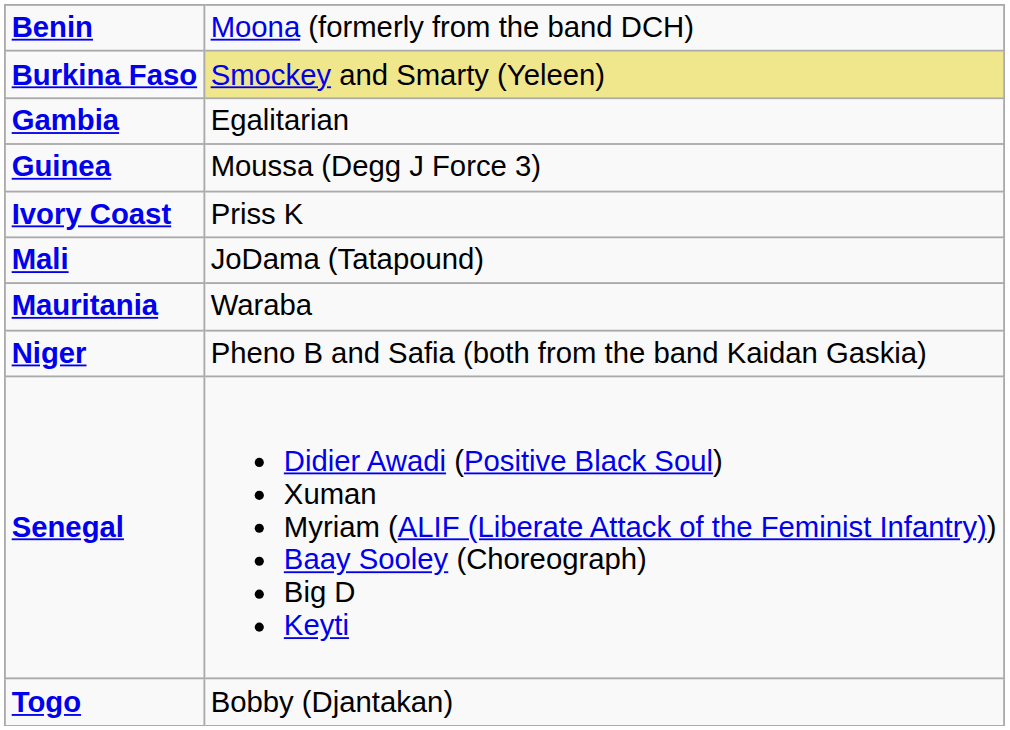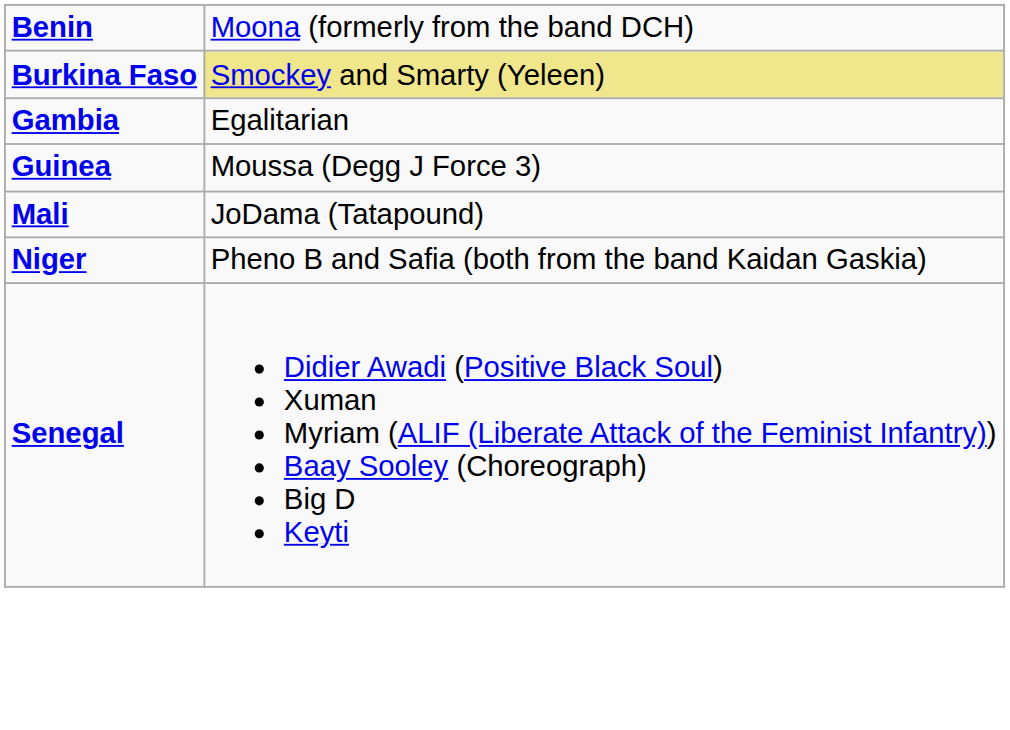- row: (91, 213)
- row: (85, 306)
- row: (46, 701)
